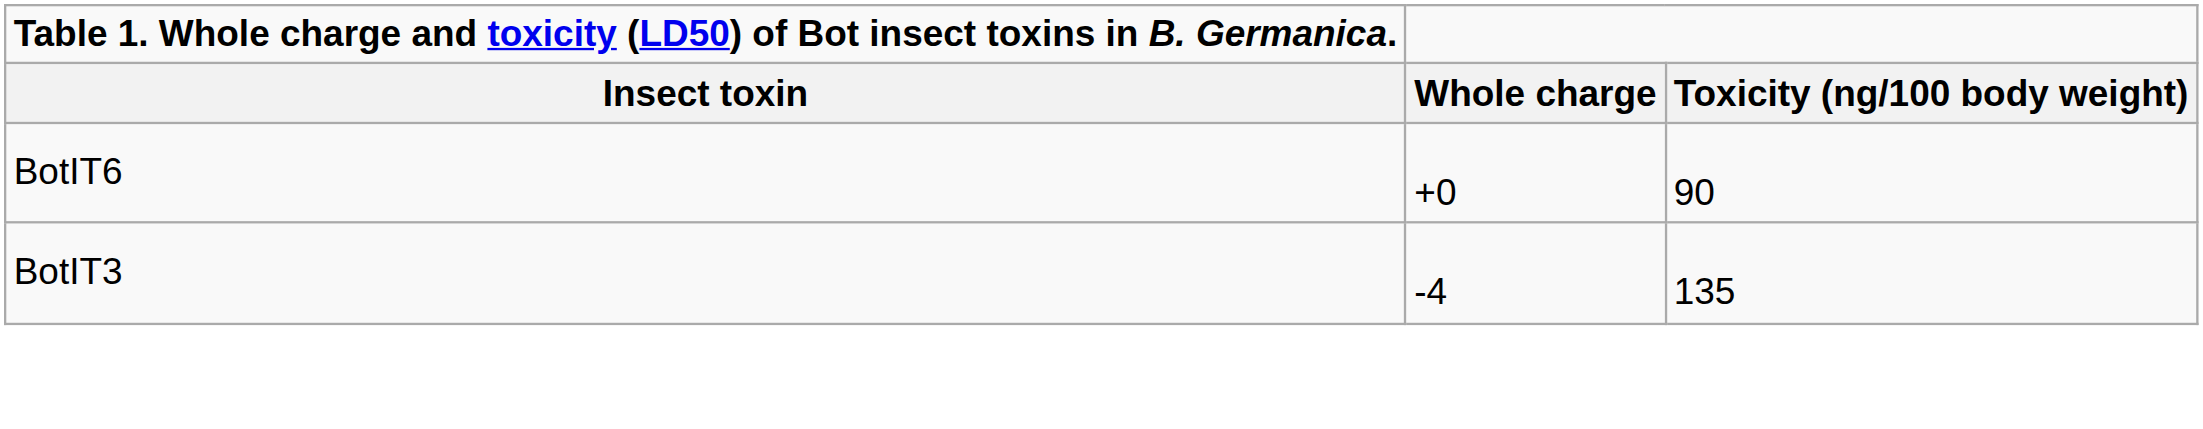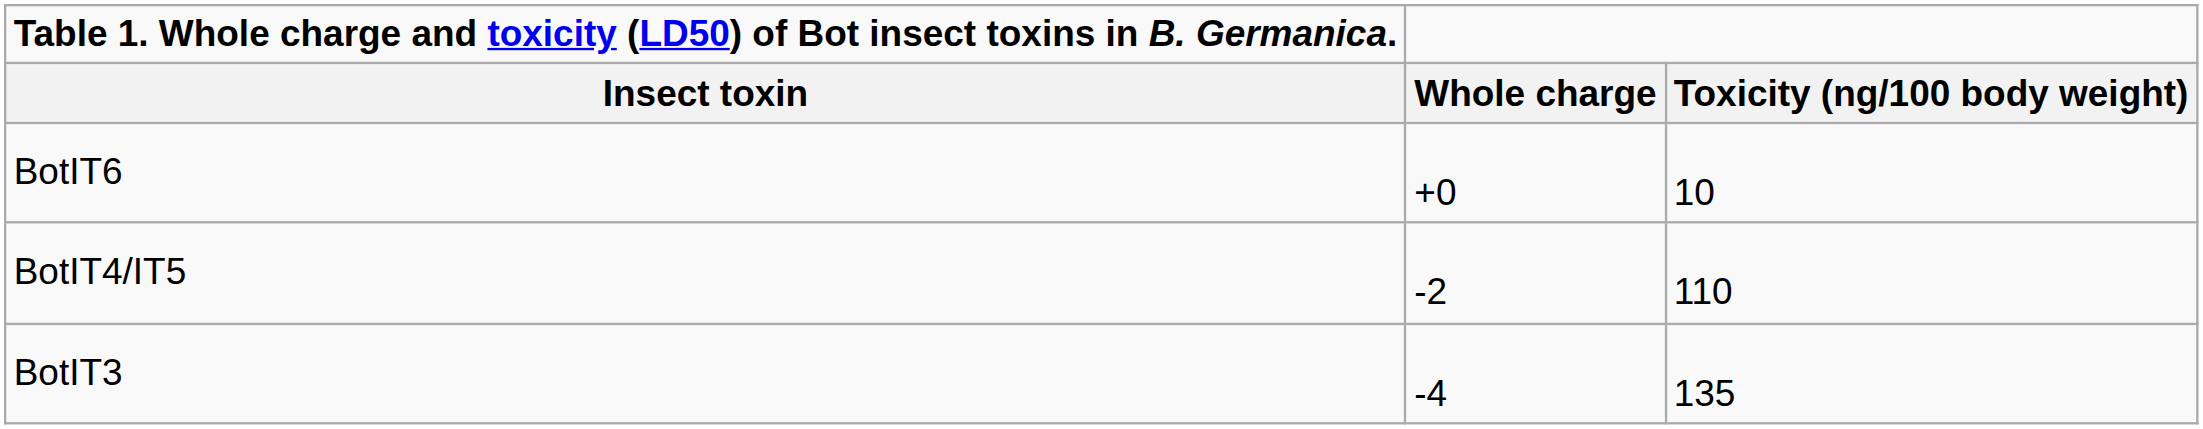(1694, 192) 90 -> (1694, 192) 10
+ row: (100, 272)
